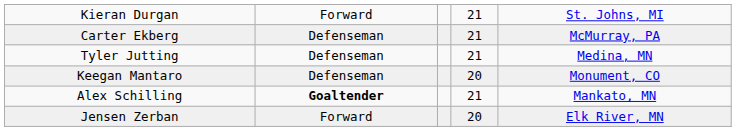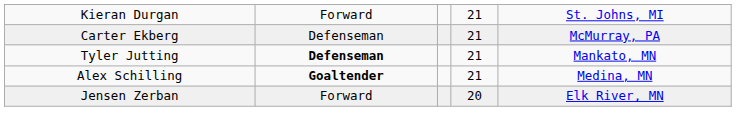(346, 55) normal -> (346, 55) bold
(615, 55) Medina, MN -> (615, 55) Mankato, MN
- row: (130, 76)
(615, 96) Mankato, MN -> (615, 76) Medina, MN
